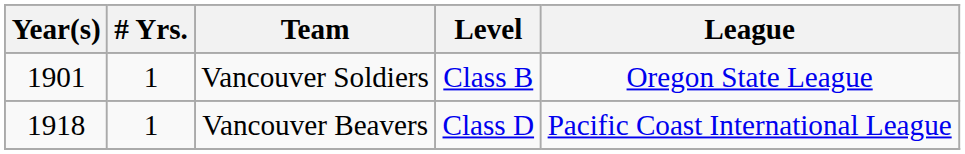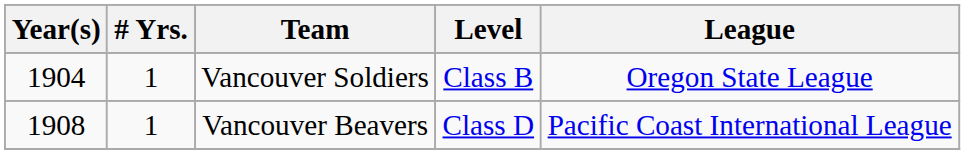(56, 76) 1901 -> (56, 76) 1904
(56, 124) 1918 -> (56, 124) 1908
